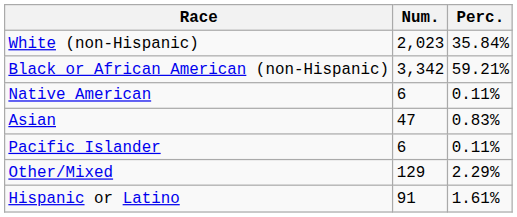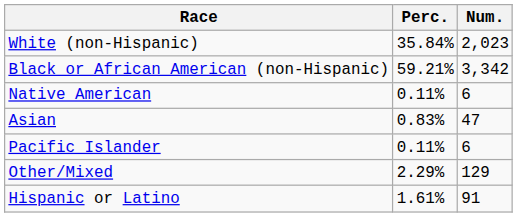columns swapped: (420, 18) <-> (480, 18)
